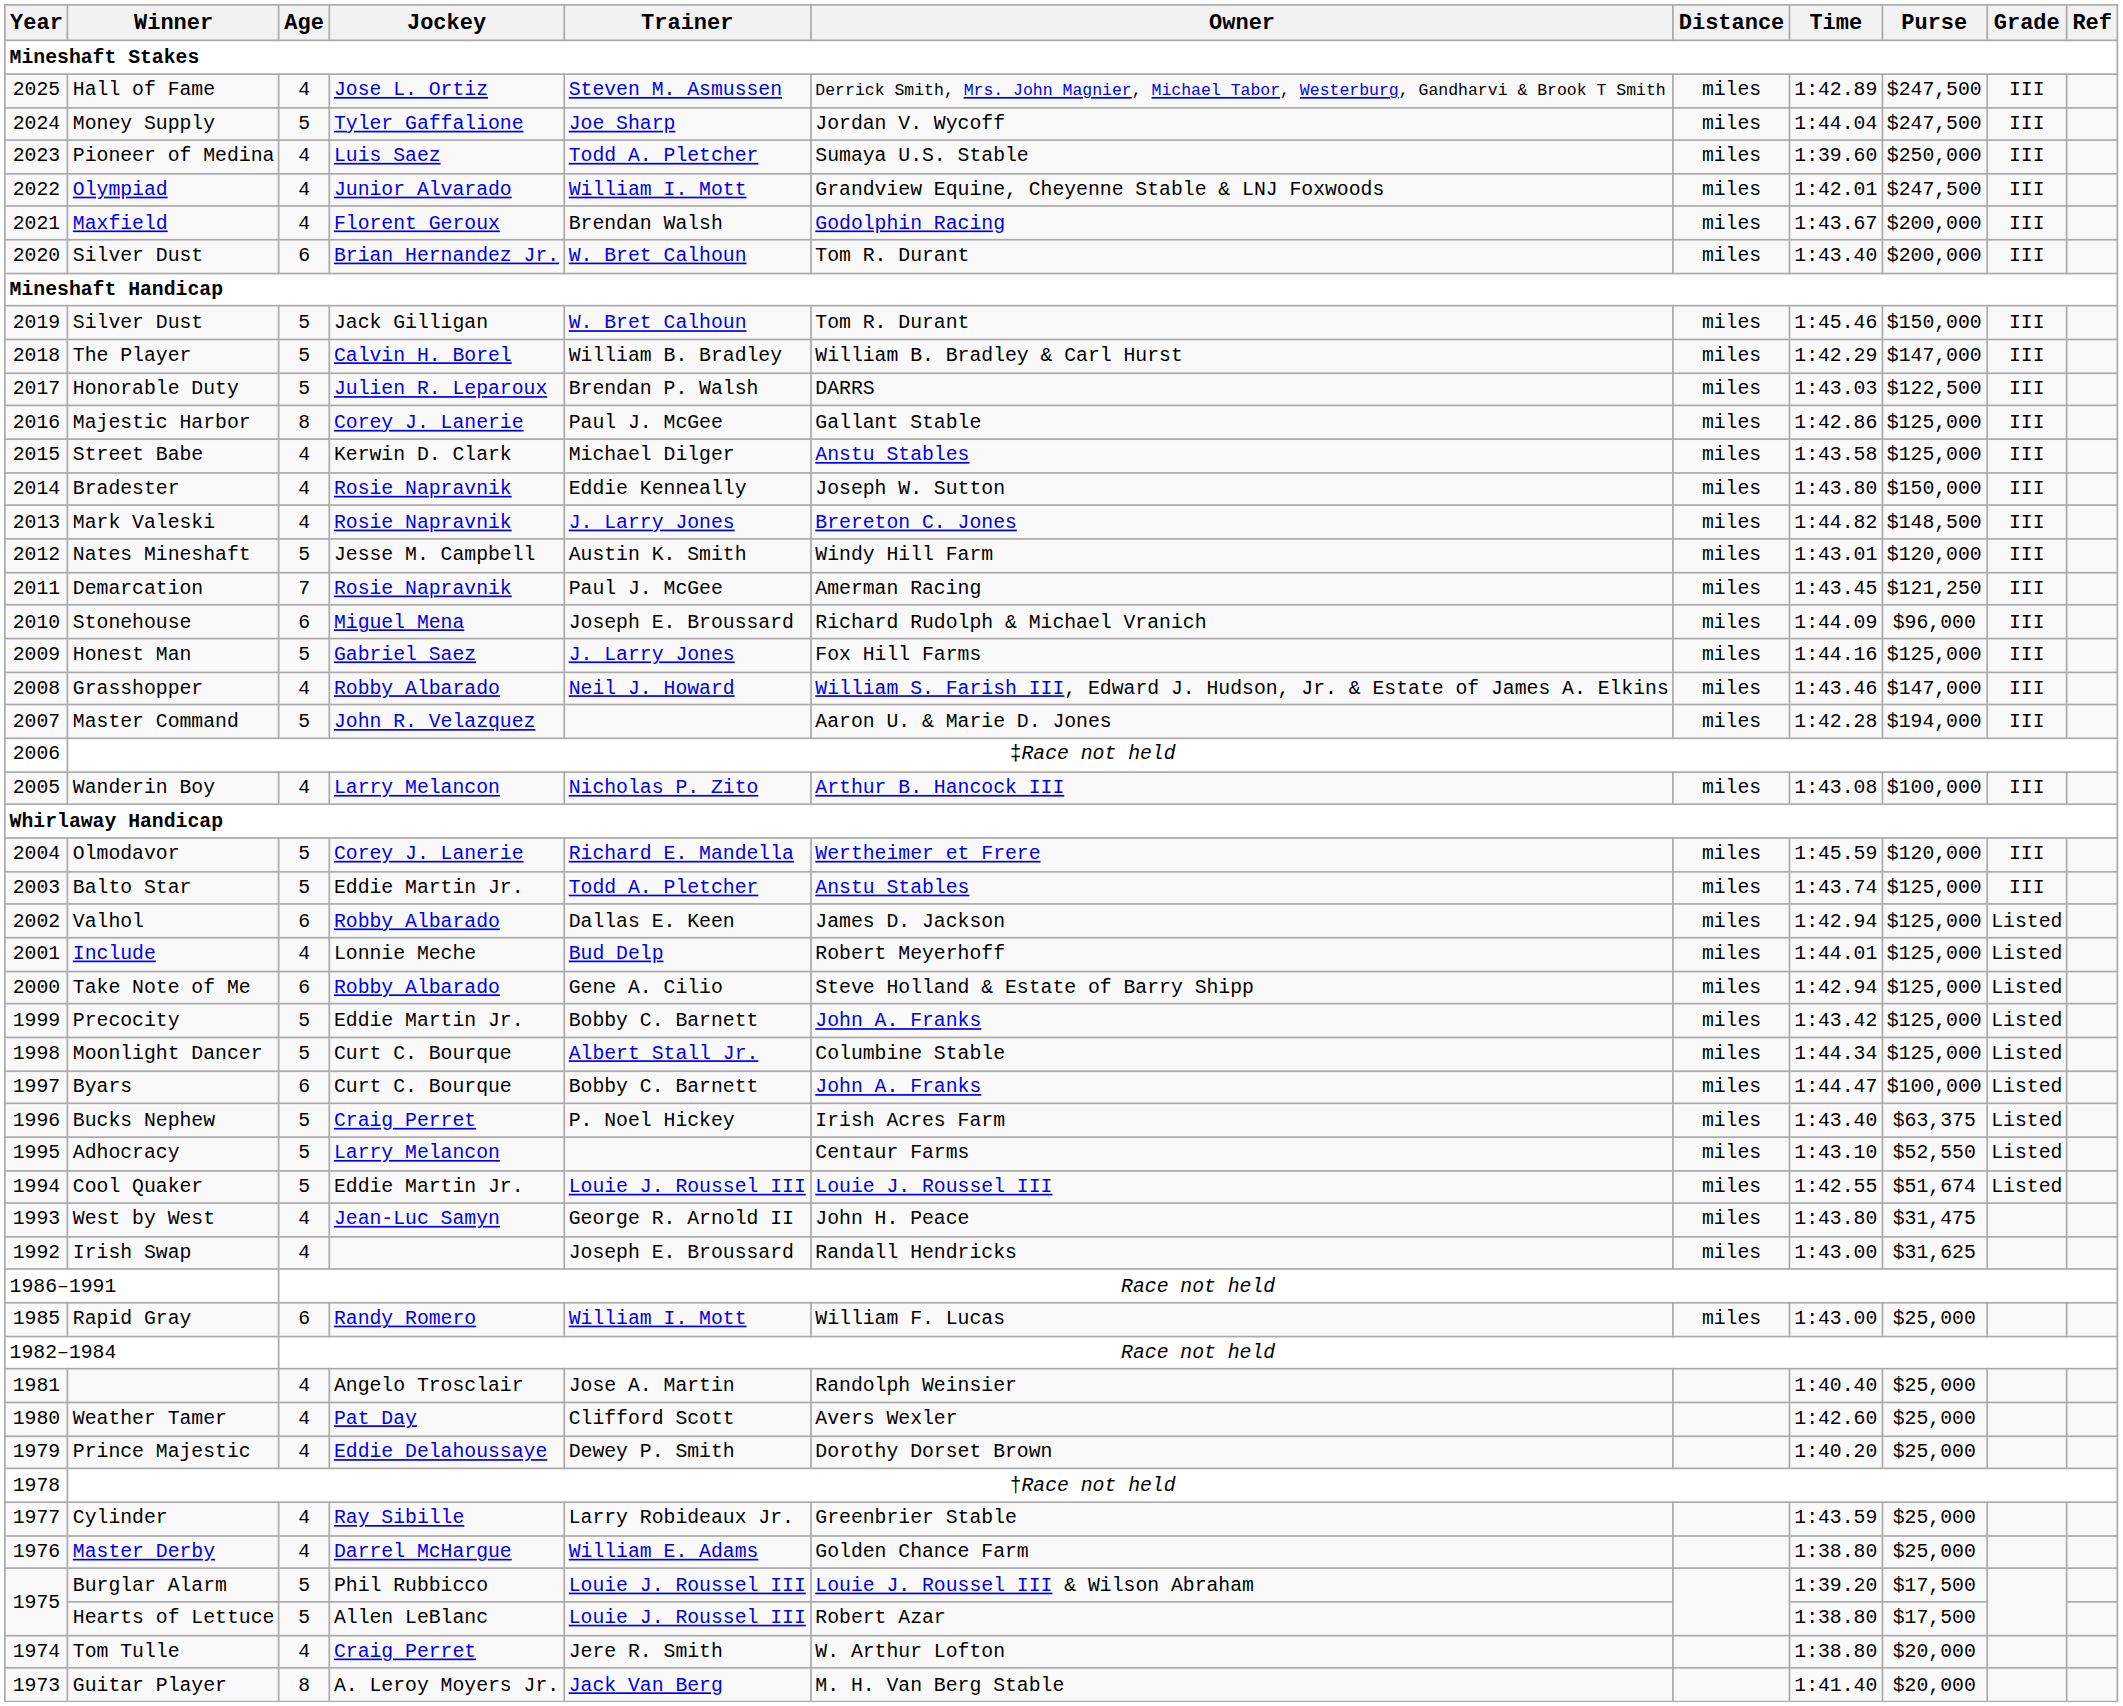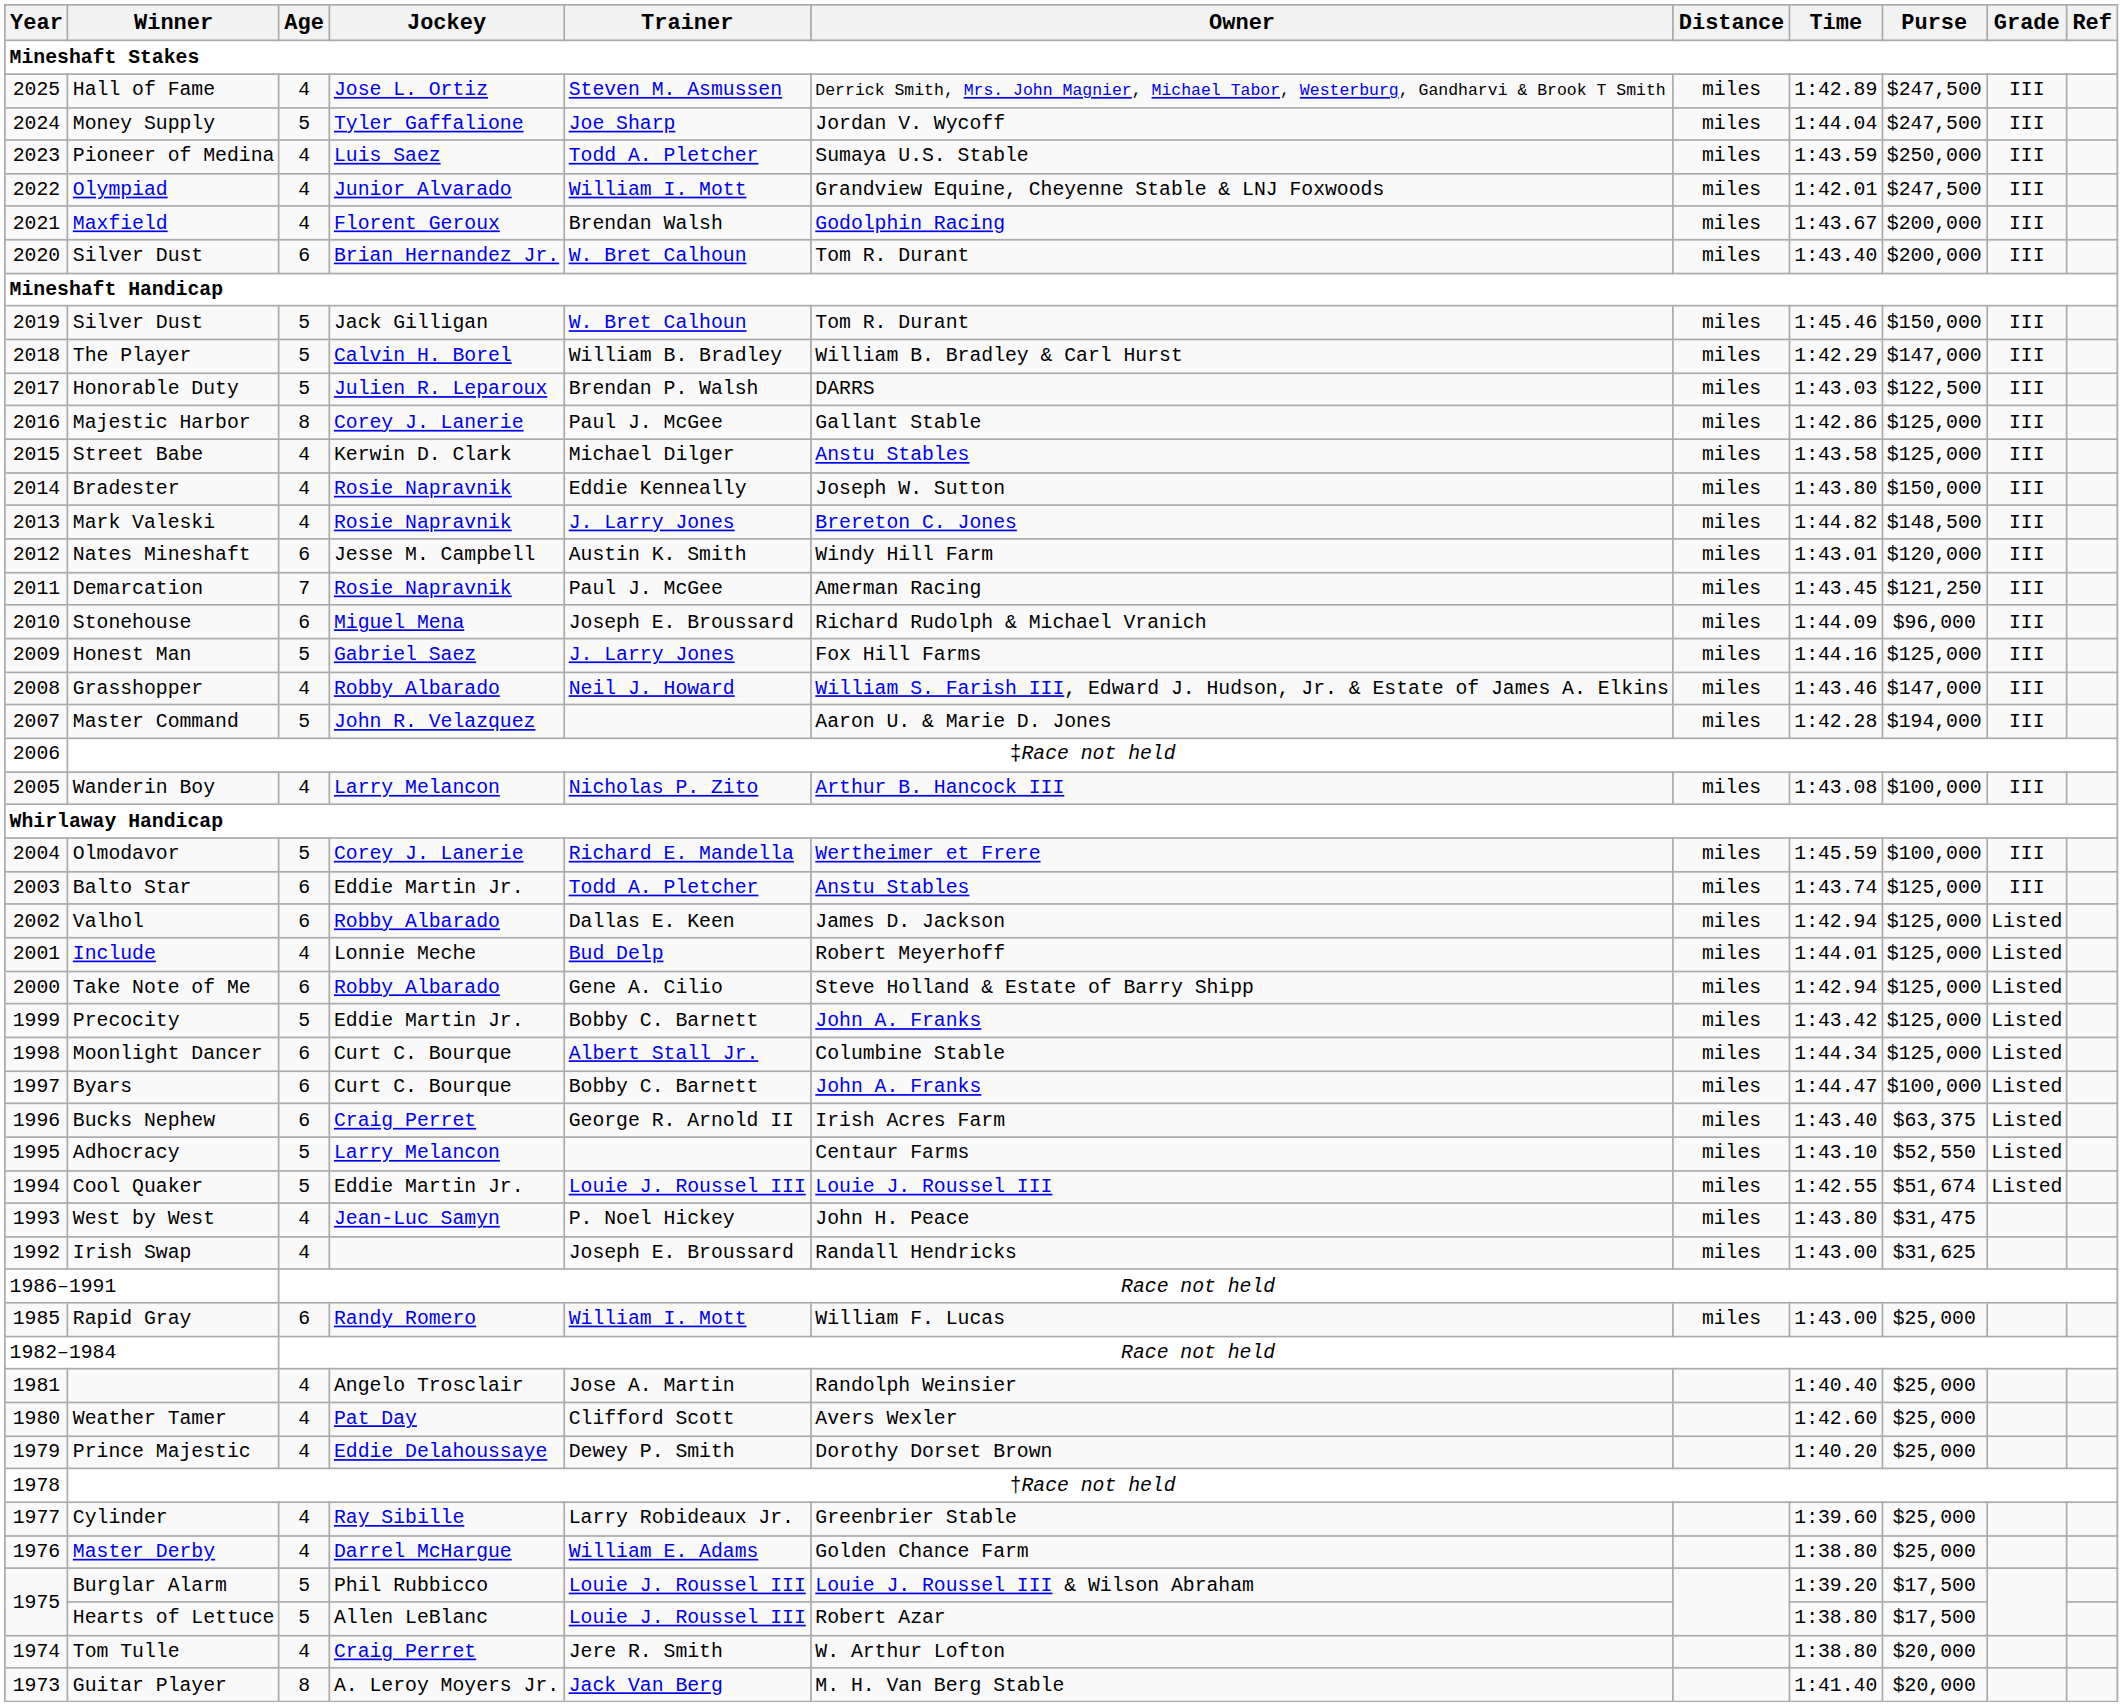(1836, 157) 1:39.60 -> (1836, 157) 1:43.59
(304, 556) 5 -> (304, 556) 6
(1934, 855) $120,000 -> (1934, 855) $100,000
(304, 888) 5 -> (304, 888) 6
(304, 1054) 5 -> (304, 1054) 6
(304, 1120) 5 -> (304, 1120) 6
(652, 1120) P. Noel Hickey -> (681, 1120) George R. Arnold II
(681, 1220) George R. Arnold II -> (652, 1220) P. Noel Hickey
(1836, 1519) 1:43.59 -> (1836, 1519) 1:39.60
